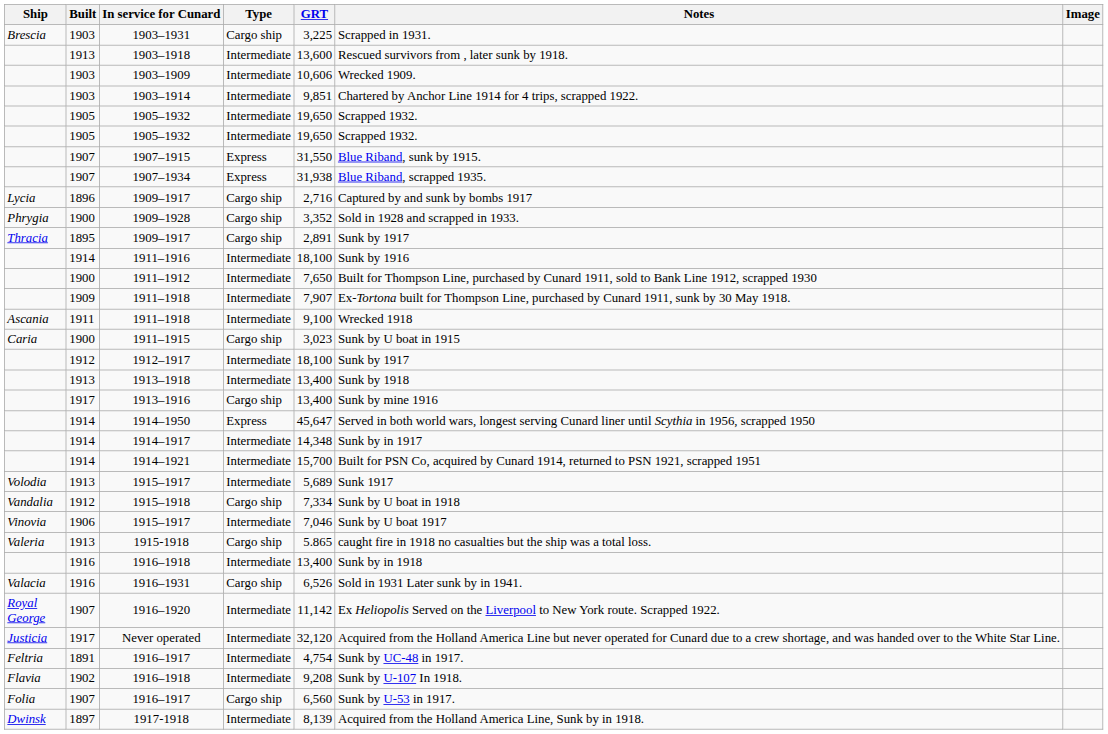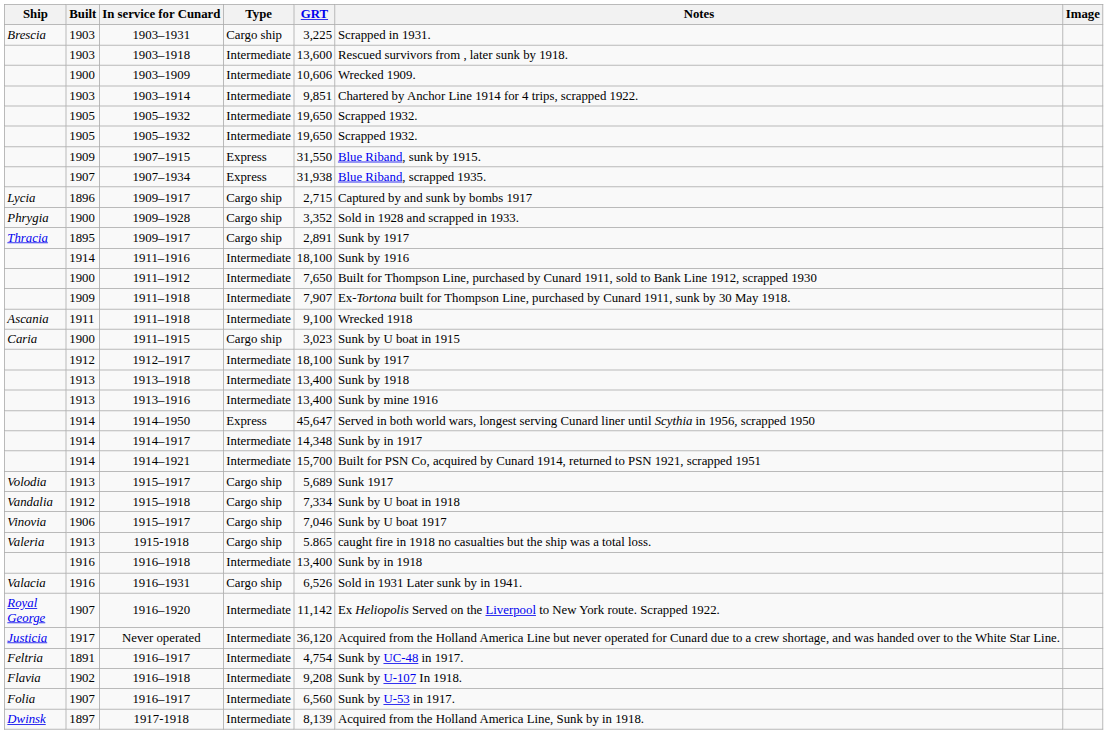(82, 55) 1913 -> (82, 55) 1903
(82, 75) 1903 -> (82, 75) 1900
(82, 156) 1907 -> (82, 156) 1909
(318, 197) 2,716 -> (318, 197) 2,715
(82, 400) 1917 -> (82, 400) 1913
(254, 400) Cargo ship -> (259, 400) Intermediate
(259, 481) Intermediate -> (254, 481) Cargo ship
(259, 522) Intermediate -> (254, 522) Cargo ship
(314, 638) 32,120 -> (314, 638) 36,120
(254, 698) Cargo ship -> (259, 698) Intermediate
